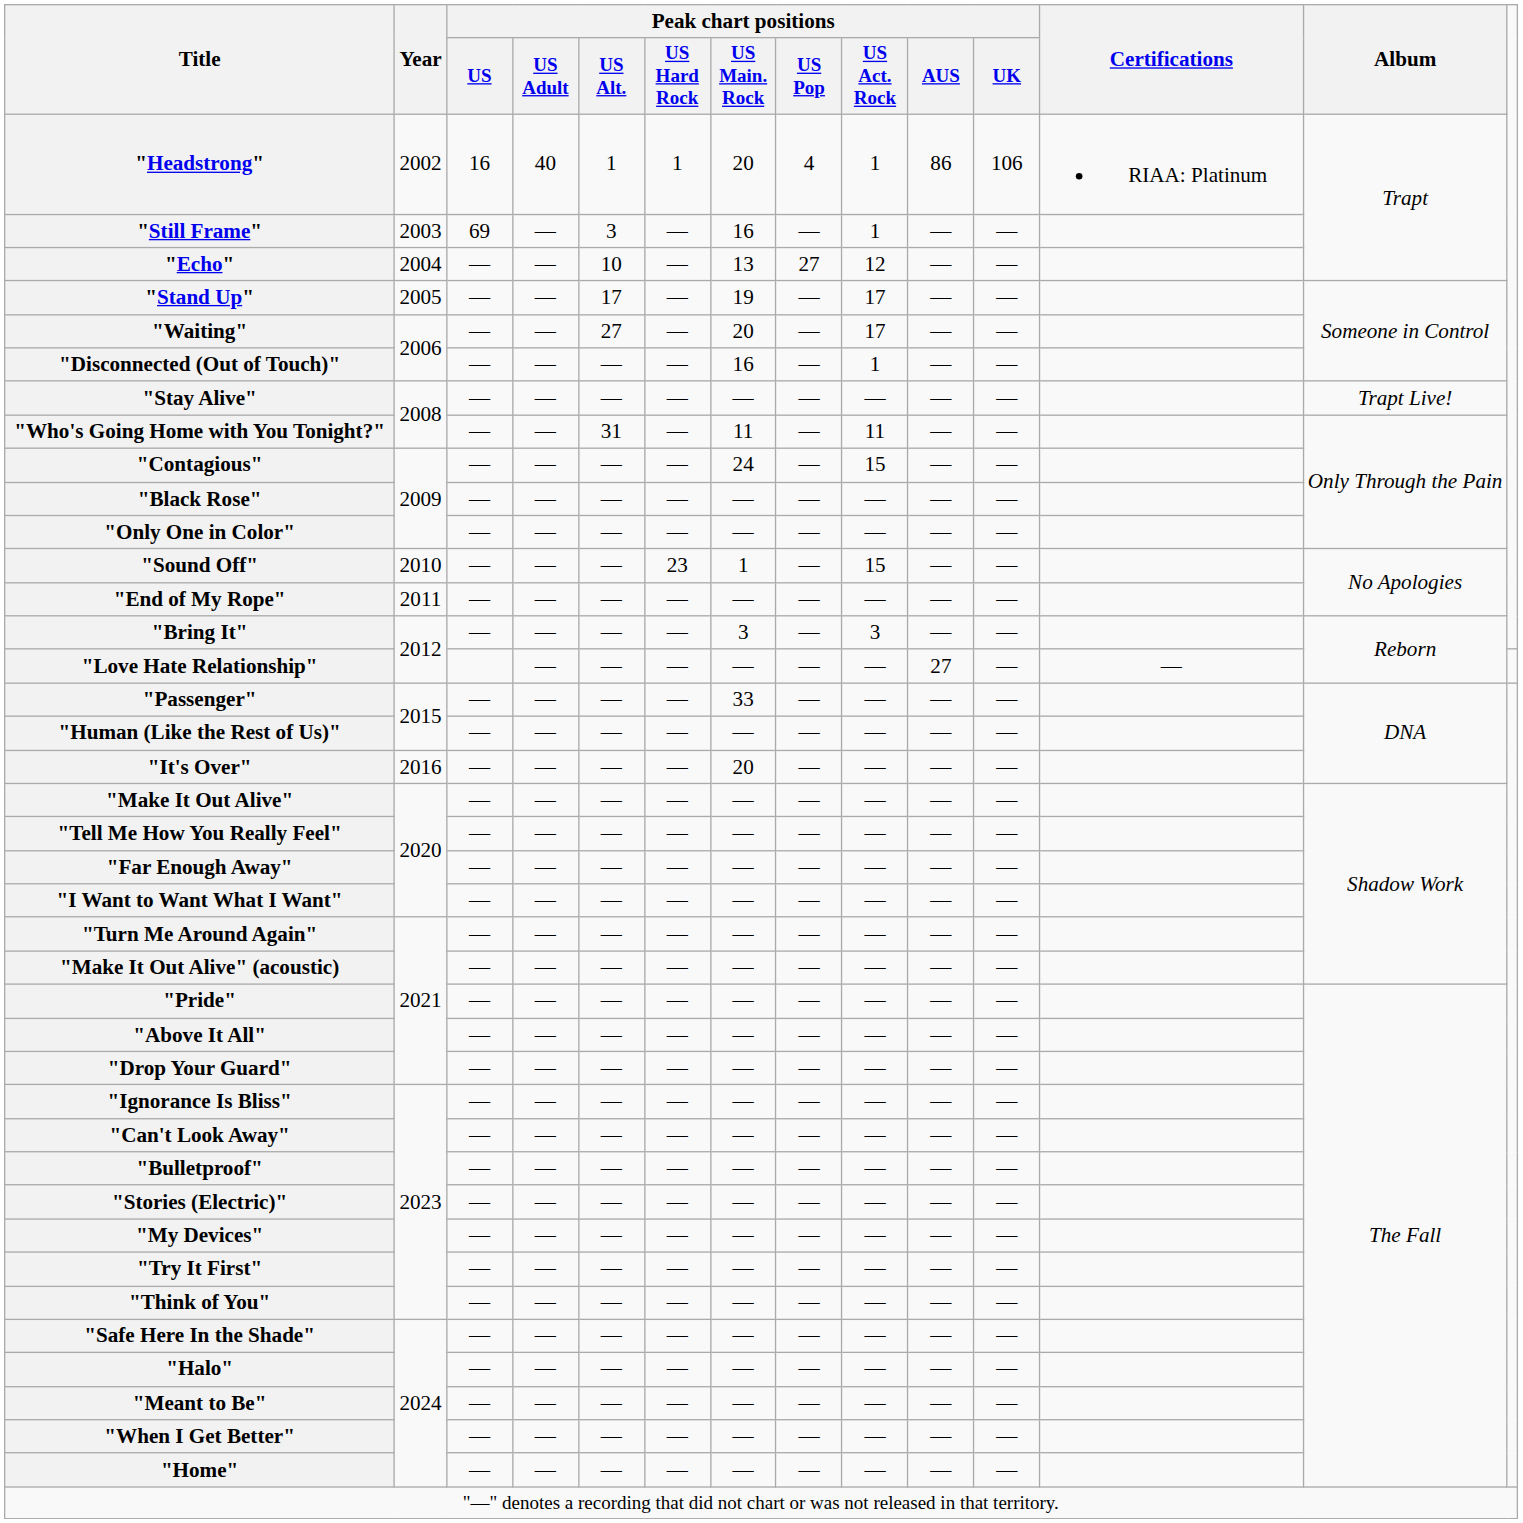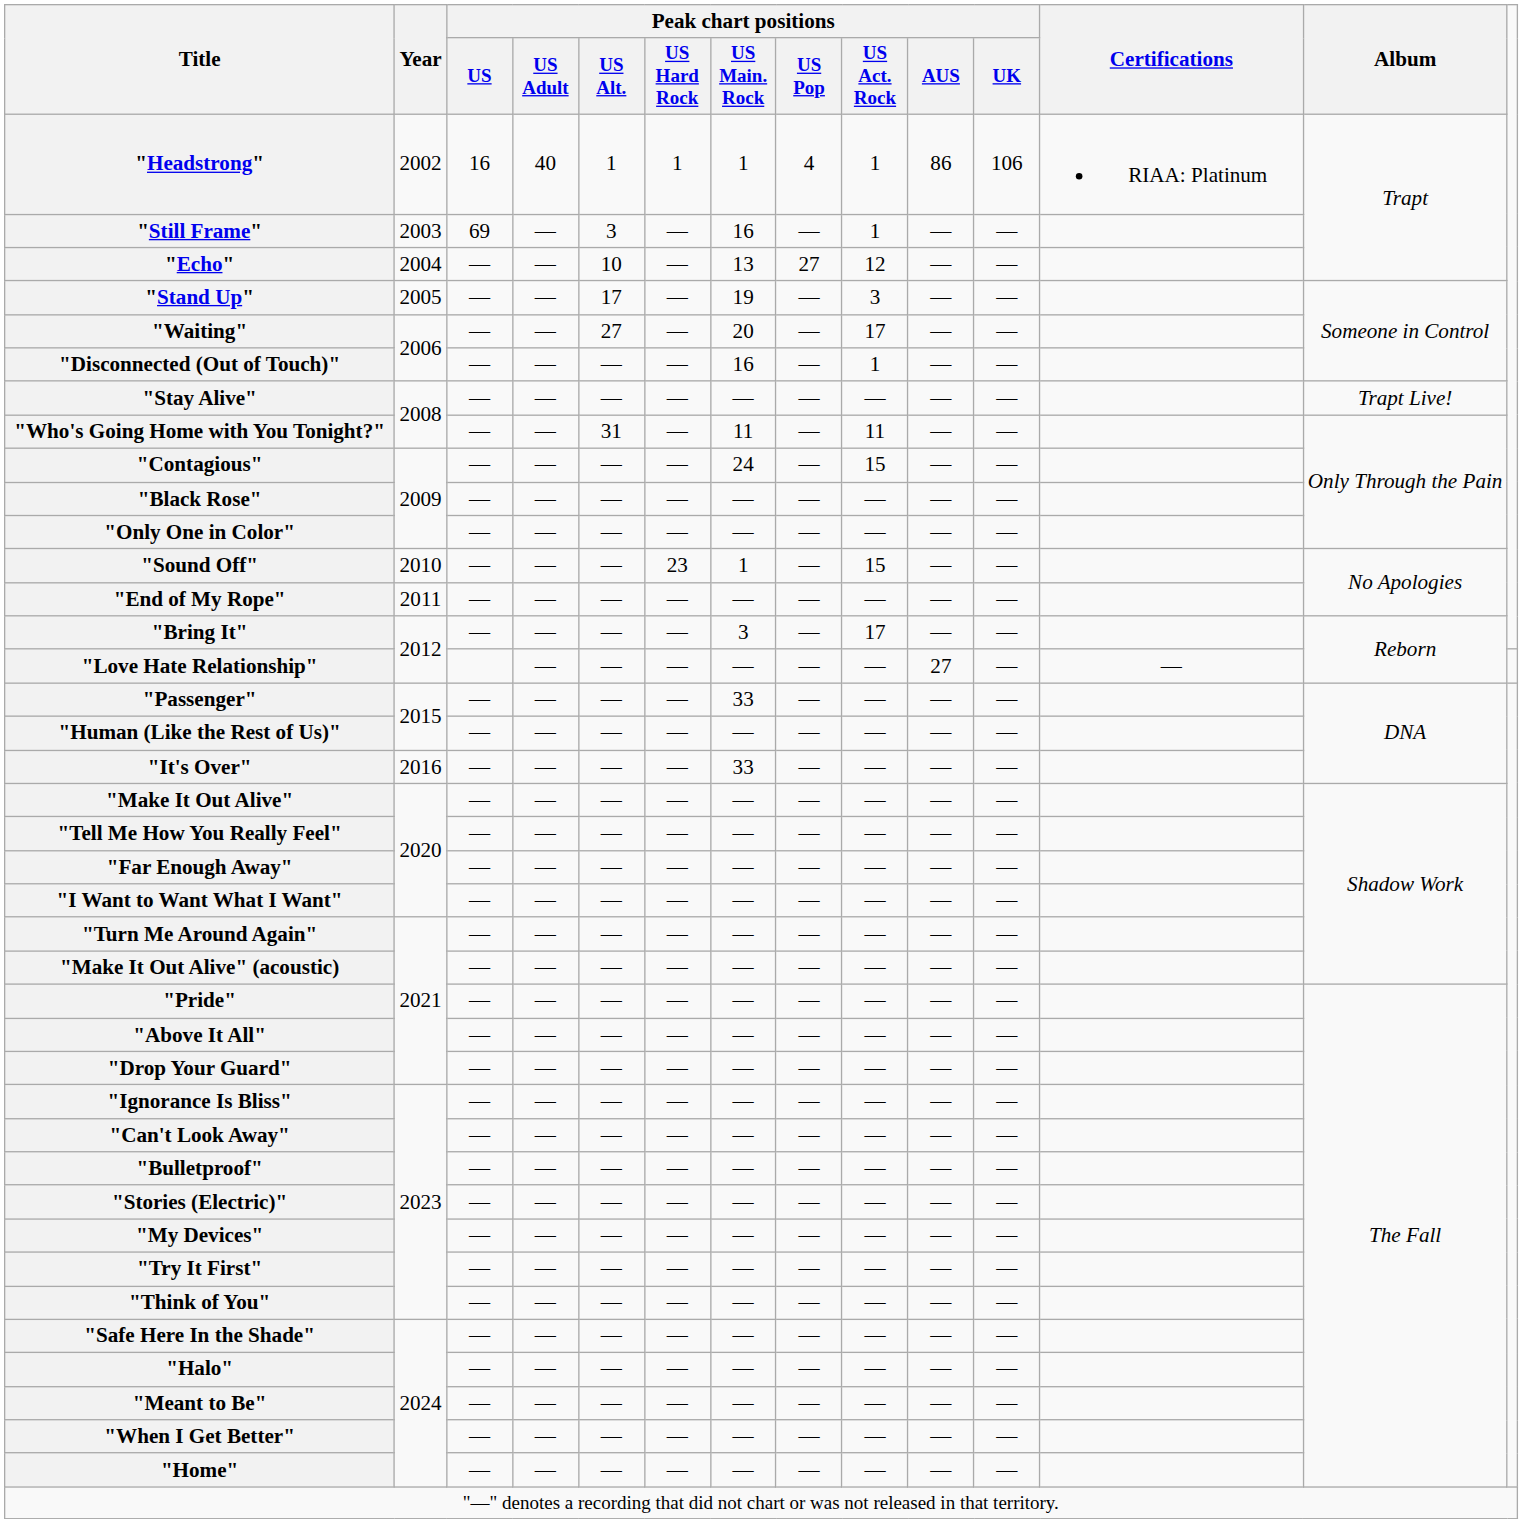(743, 163) 20 -> (743, 163) 1
(875, 297) 17 -> (875, 297) 3
(875, 632) 3 -> (875, 632) 17
(743, 766) 20 -> (743, 766) 33
